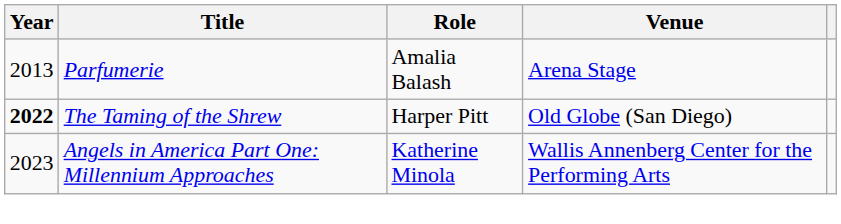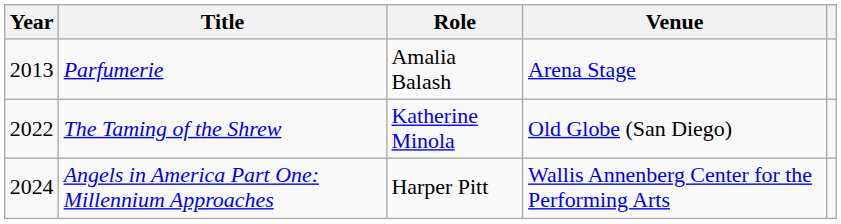(32, 116) bold -> (32, 128) normal
(440, 116) Harper Pitt -> (435, 128) Katherine Minola
(32, 163) 2023 -> (32, 187) 2024
(435, 163) Katherine Minola -> (440, 187) Harper Pitt
